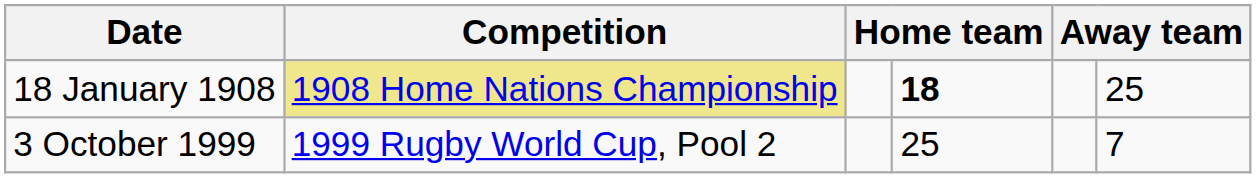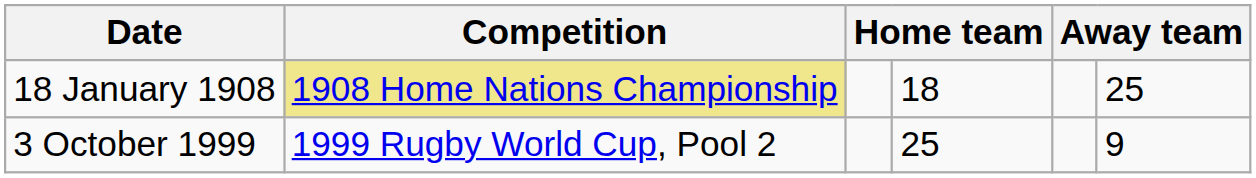(920, 88) bold -> (920, 88) normal
(1115, 144) 7 -> (1115, 144) 9
